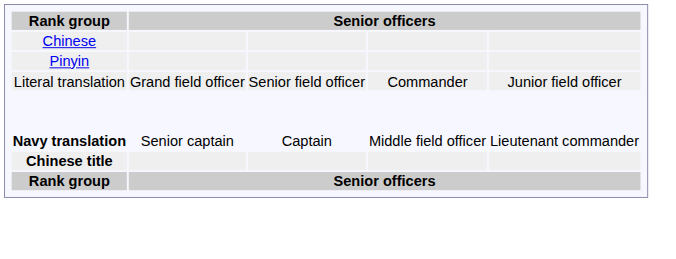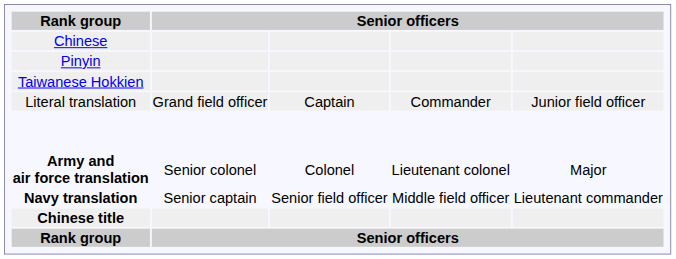+ row: (81, 81)
(307, 81) Senior field officer -> (329, 101) Captain
+ row: (81, 169)
(307, 141) Captain -> (329, 197) Senior field officer
